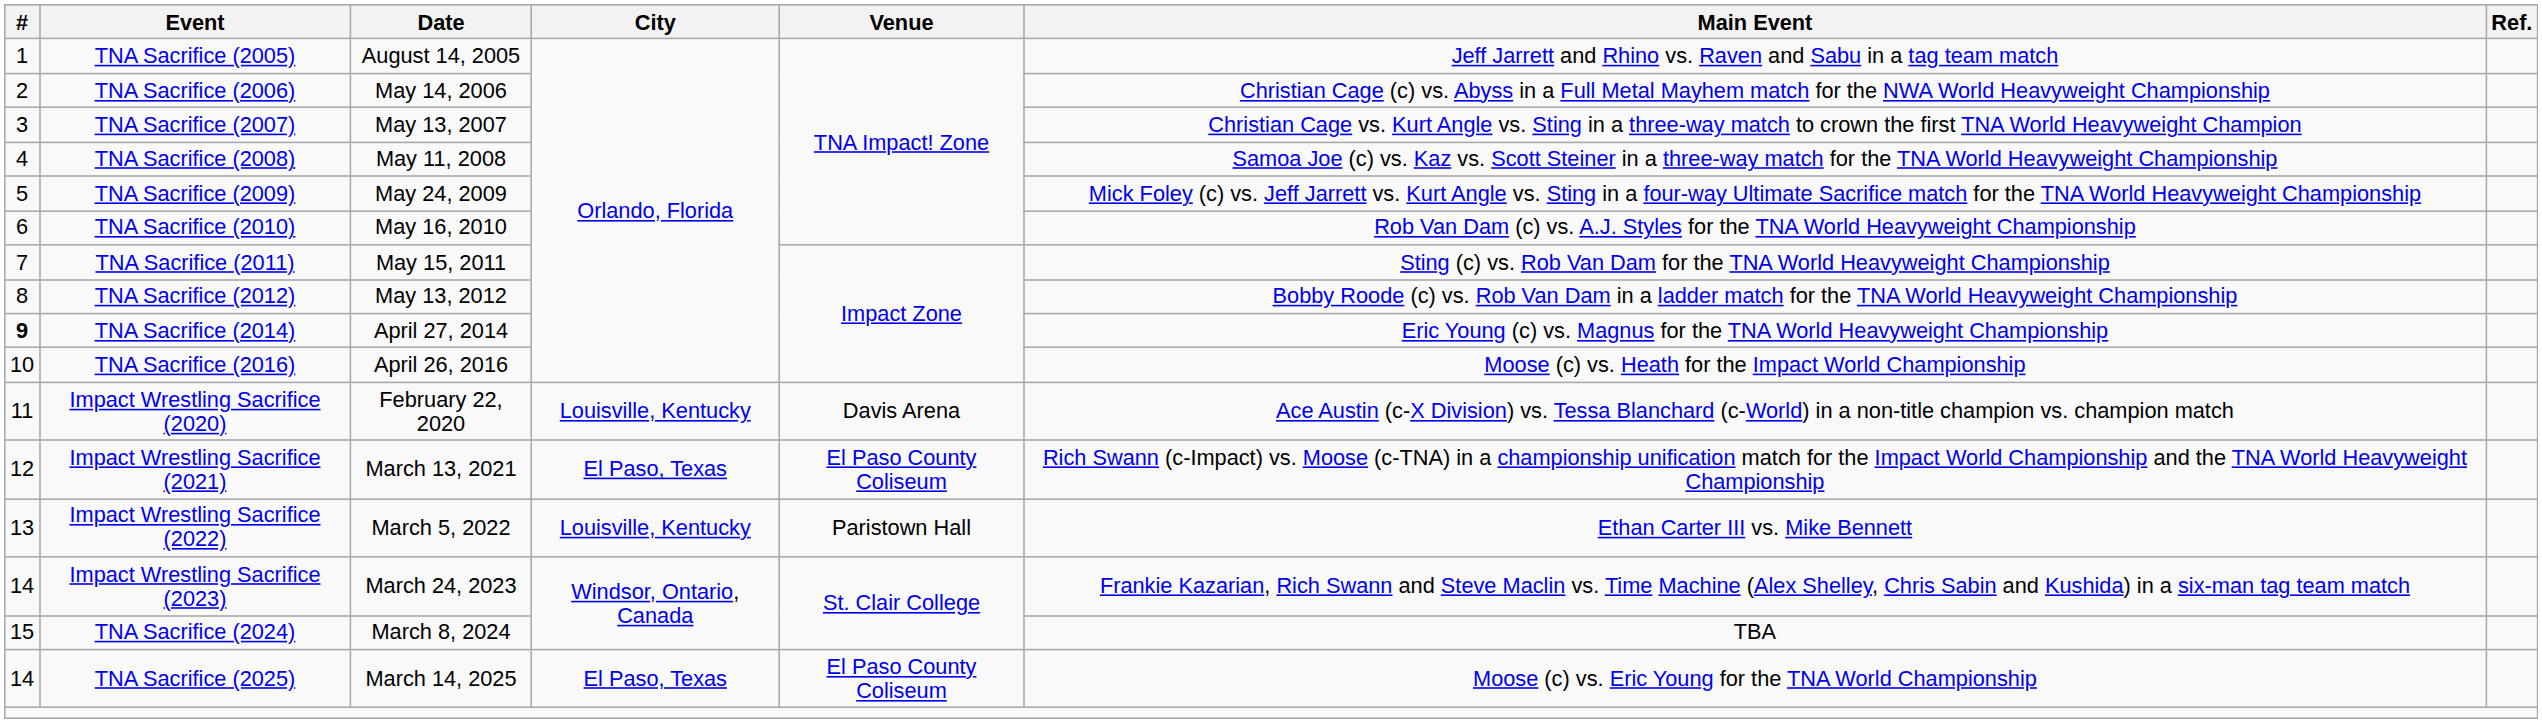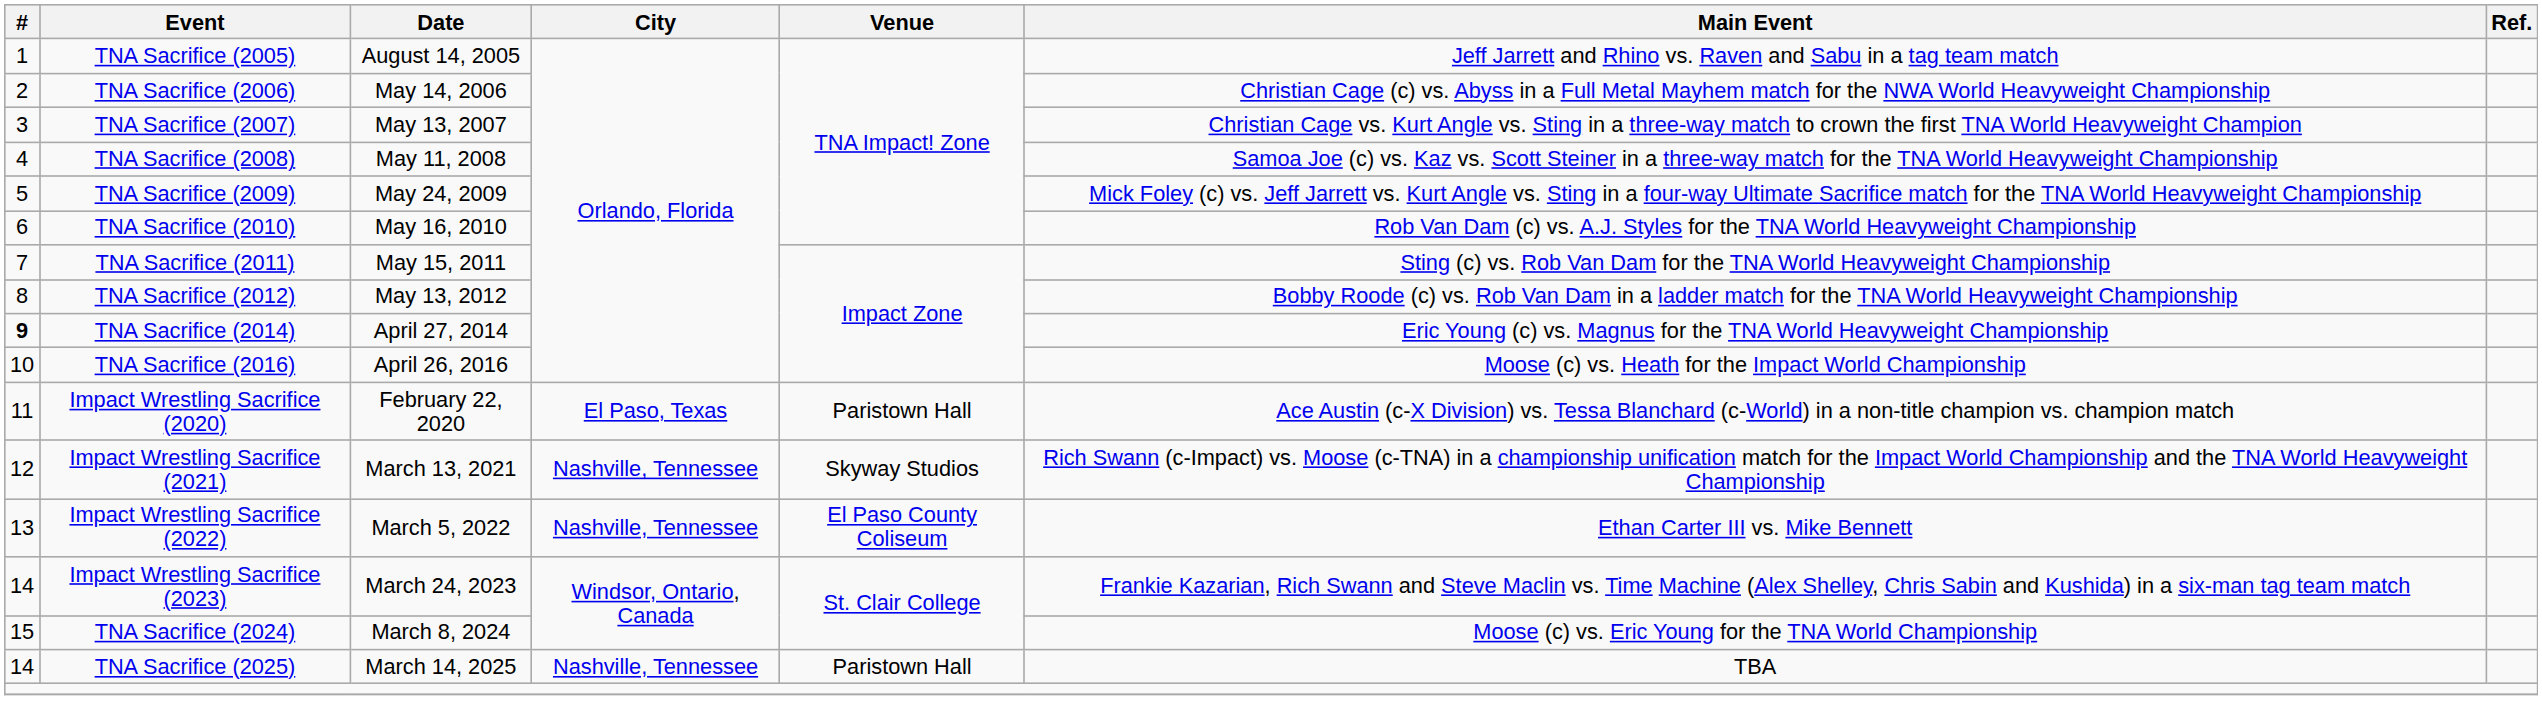(655, 411) Louisville, Kentucky -> (656, 411) El Paso, Texas
(901, 411) Davis Arena -> (902, 411) Paristown Hall
(655, 469) El Paso, Texas -> (656, 469) Nashville, Tennessee
(901, 469) El Paso County Coliseum -> (902, 469) Skyway Studios
(655, 527) Louisville, Kentucky -> (656, 527) Nashville, Tennessee
(901, 527) Paristown Hall -> (902, 527) El Paso County Coliseum
(1755, 632) TBA -> (1755, 632) Moose (c) vs. Eric Young for the TNA World Championship
(655, 678) El Paso, Texas -> (656, 666) Nashville, Tennessee
(901, 678) El Paso County Coliseum -> (902, 666) Paristown Hall
(1755, 678) Moose (c) vs. Eric Young for the TNA World Championship -> (1755, 666) TBA
